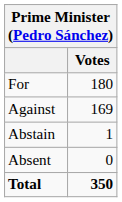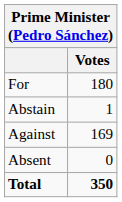rows swapped: (32, 110) <-> (32, 134)
